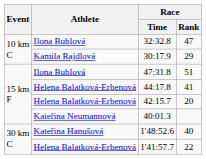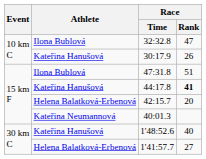(64, 57) Kamila Rajdlová -> (68, 57) Kateřina Hanušová
(189, 57) 29 -> (189, 57) 26
(85, 87) Helena Balatková-Erbenová -> (68, 87) Kateřina Hanušová
(189, 87) normal -> (189, 87) bold
(189, 147) 22 -> (189, 147) 27
